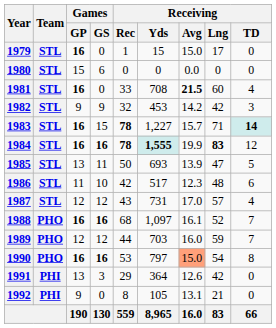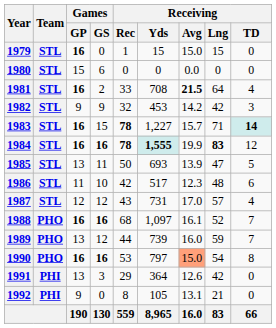(218, 51) 17 -> (218, 51) 15
(102, 88) 0 -> (102, 88) 2
(218, 88) 60 -> (218, 88) 64
(78, 239) 12 -> (78, 239) 13
(158, 239) 703 -> (158, 239) 739
